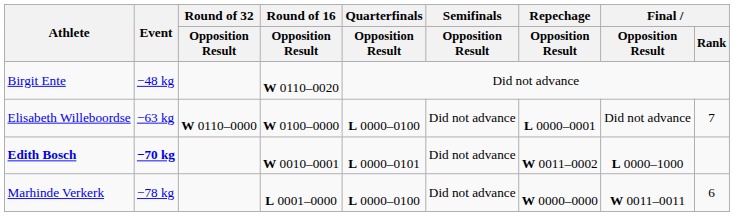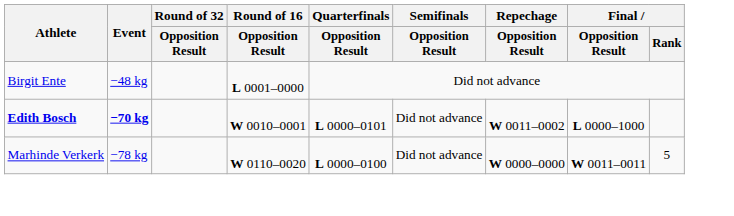(301, 88) W 0110–0020 -> (268, 88) L 0001–0000
- row: (69, 118)
(301, 201) L 0001–0000 -> (268, 163) W 0110–0020
(712, 193) 6 -> (667, 155) 5
